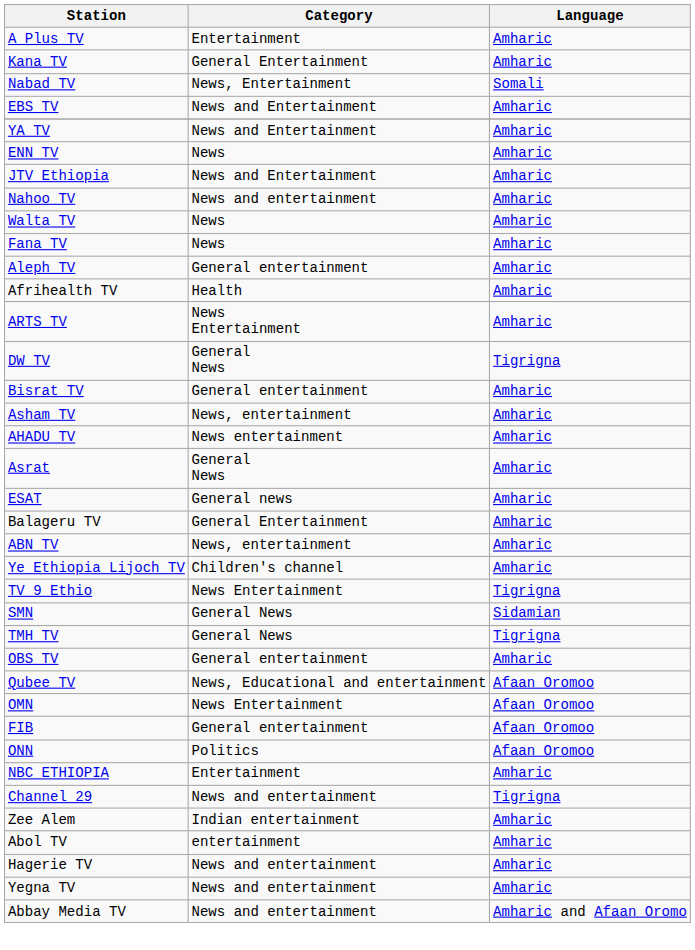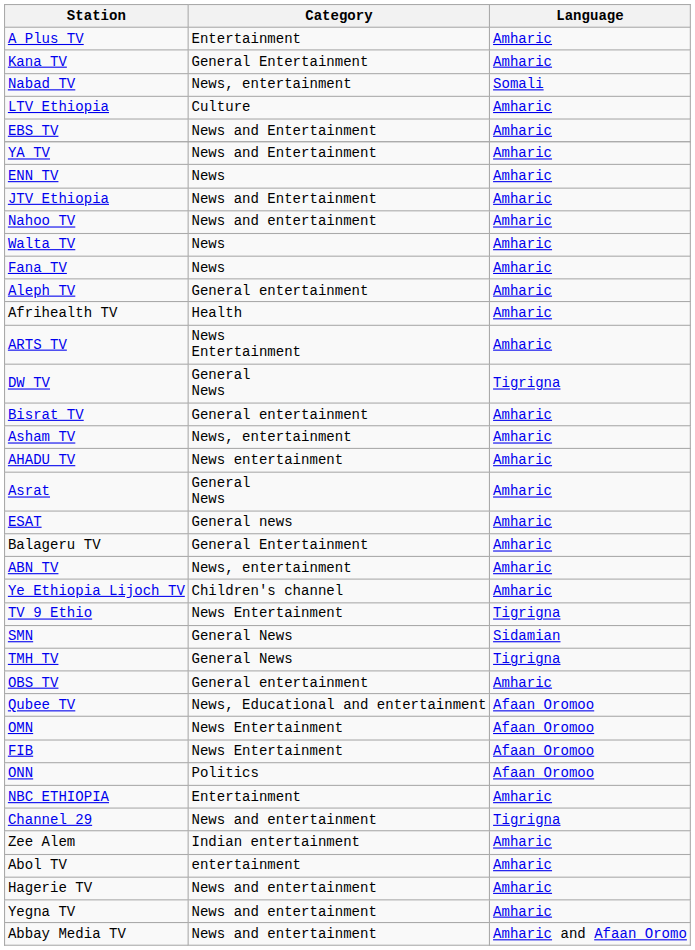(272, 85) News, Entertainment -> (272, 85) News, entertainment
+ row: (58, 108)
(280, 728) General entertainment -> (267, 751) News Entertainment
